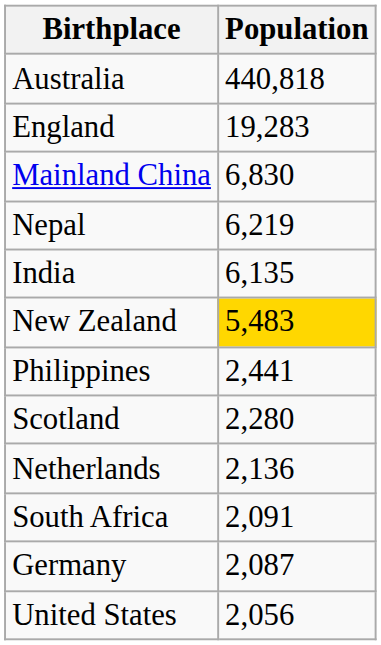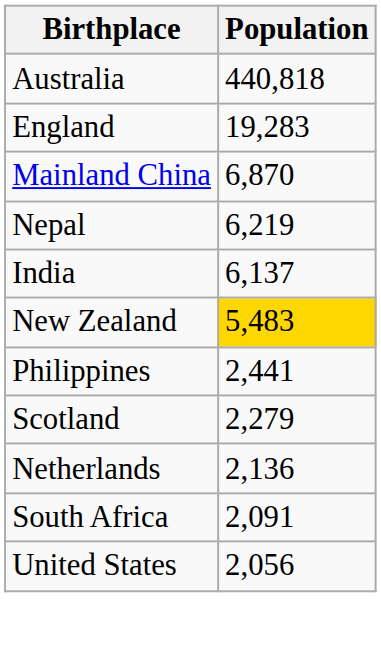(260, 175) 6,830 -> (260, 175) 6,870
(260, 273) 6,135 -> (260, 273) 6,137
(260, 419) 2,280 -> (260, 419) 2,279
- row: (69, 565)
